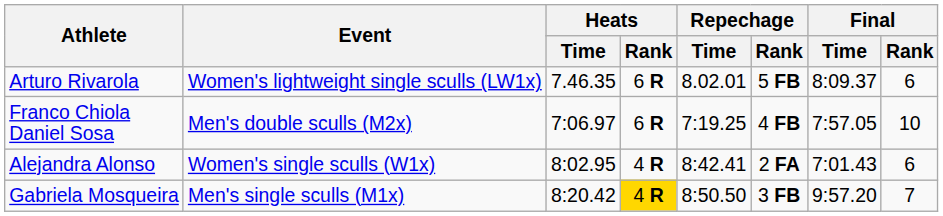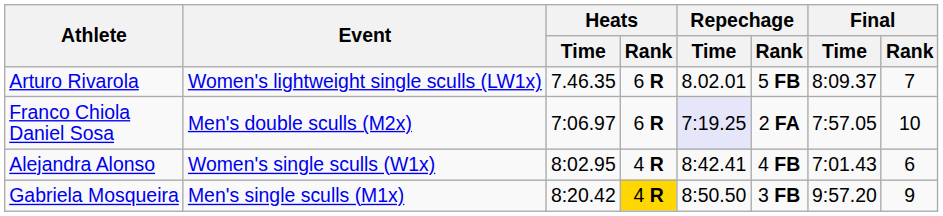(910, 82) 6 -> (910, 82) 7
(714, 123) no background -> (714, 123) lavender background
(779, 123) 4 FB -> (779, 123) 2 FA
(779, 165) 2 FA -> (779, 165) 4 FB
(910, 196) 7 -> (910, 196) 9
